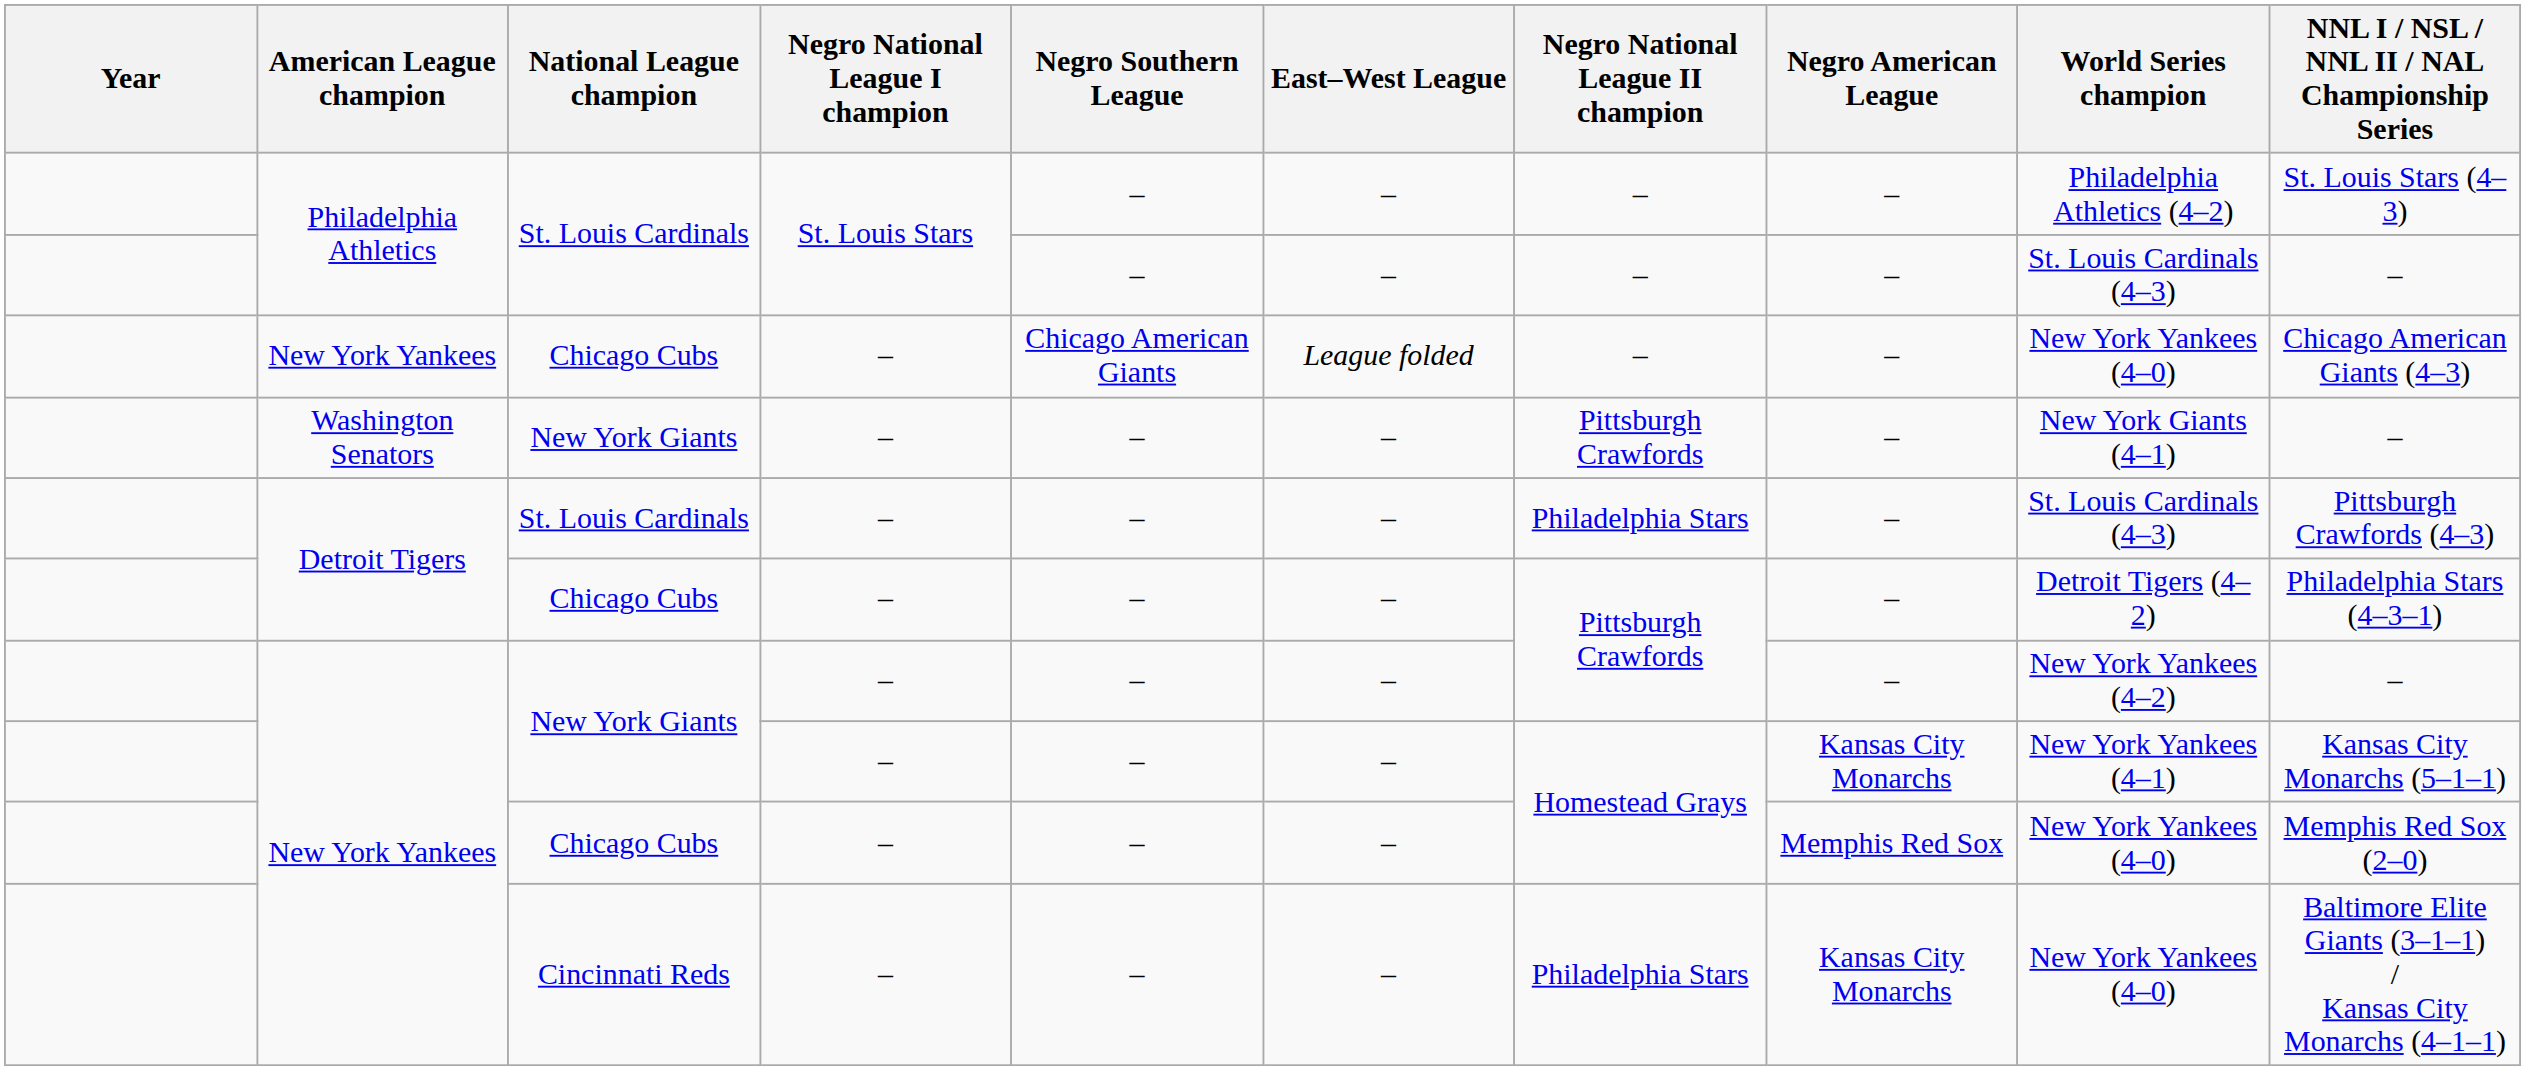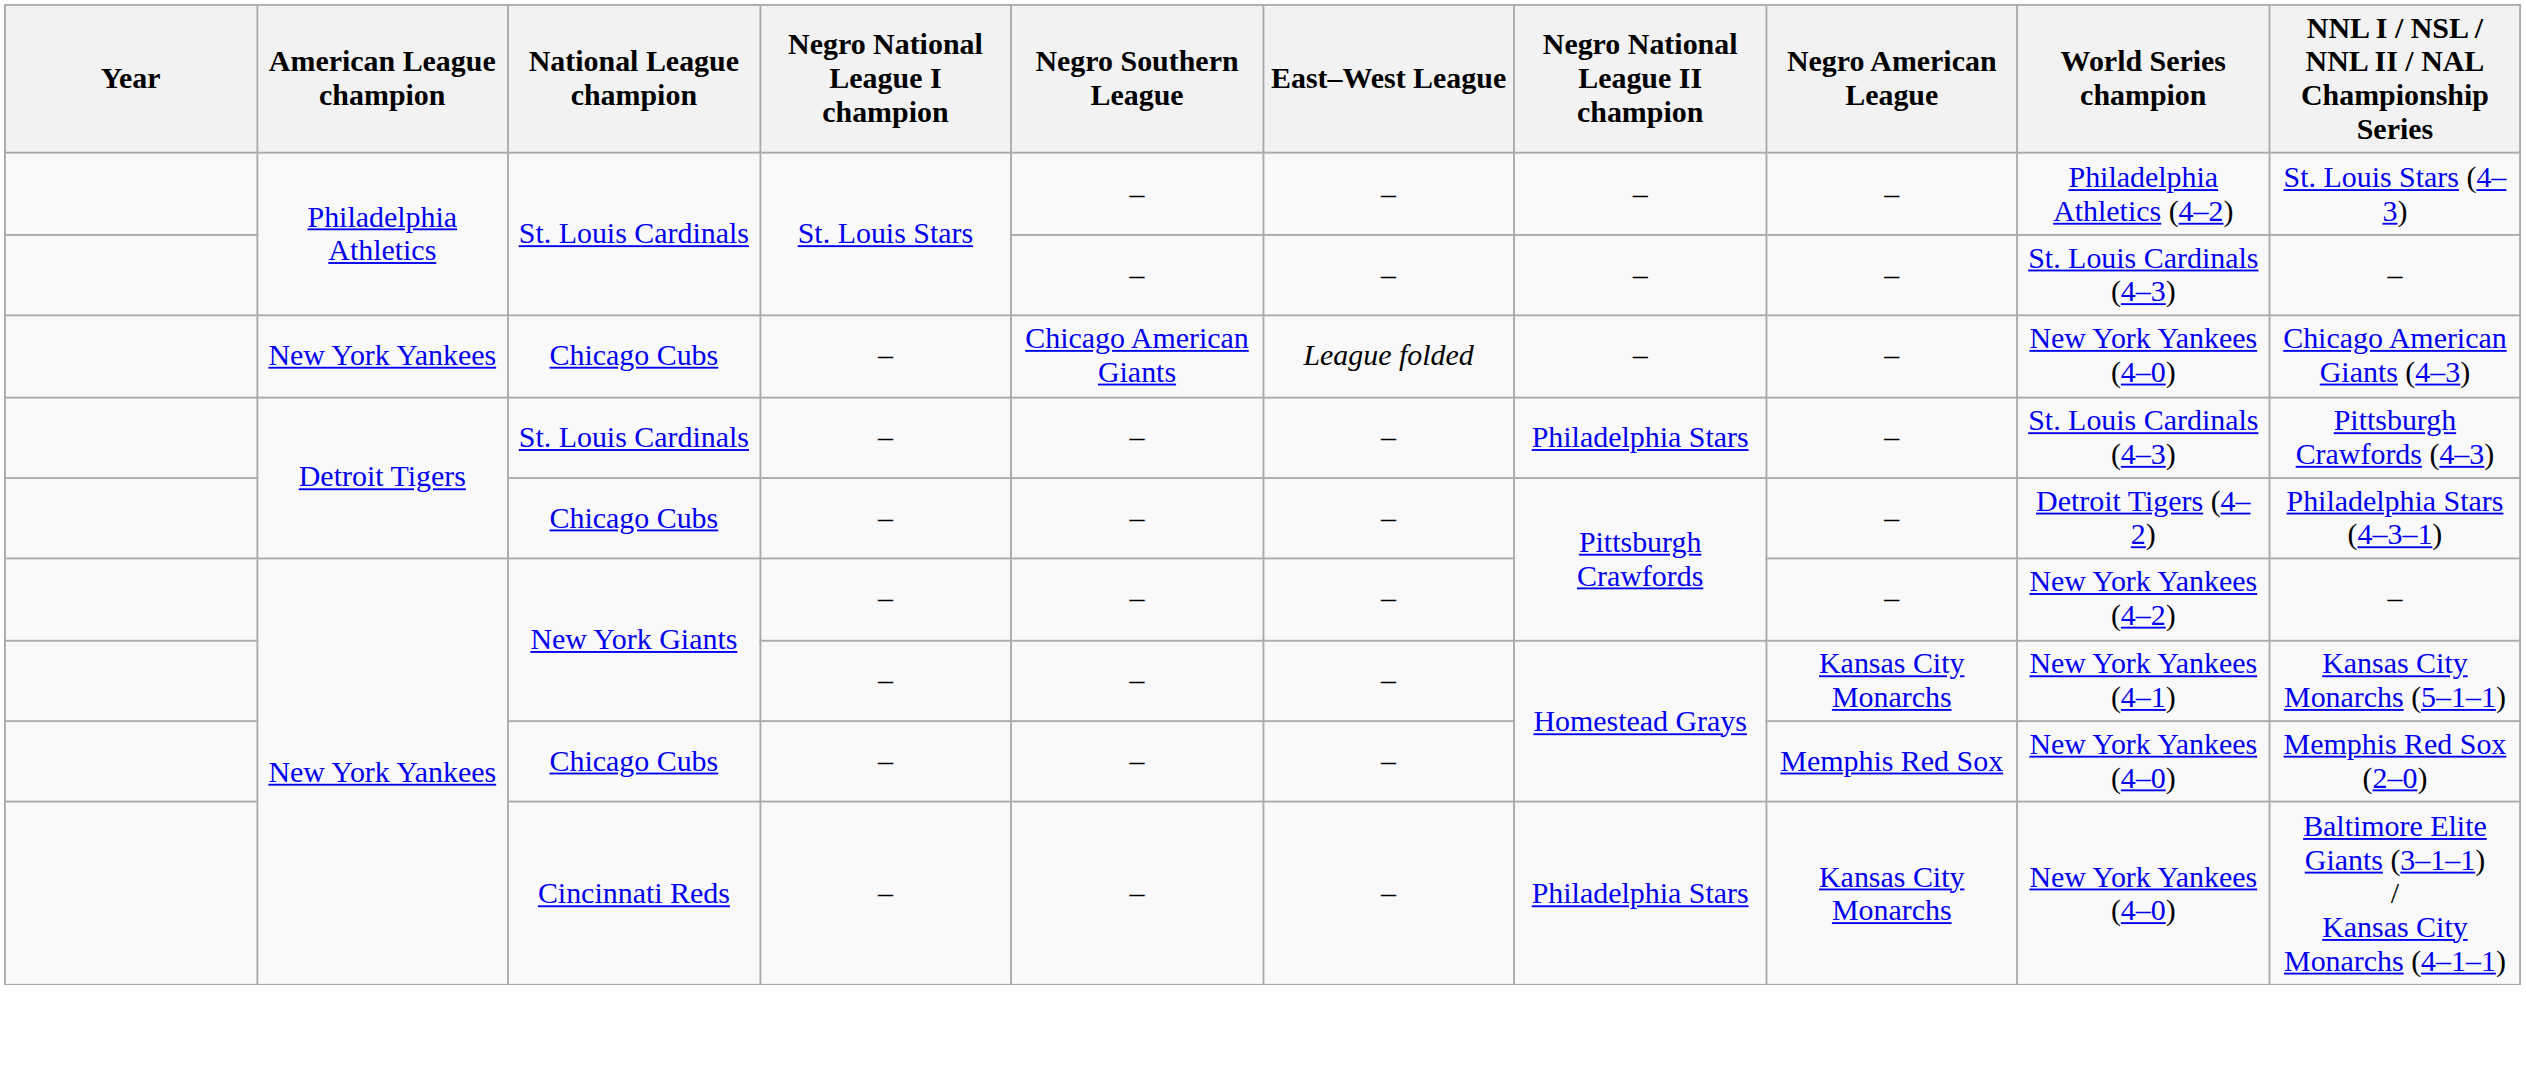- row: (382, 436)
